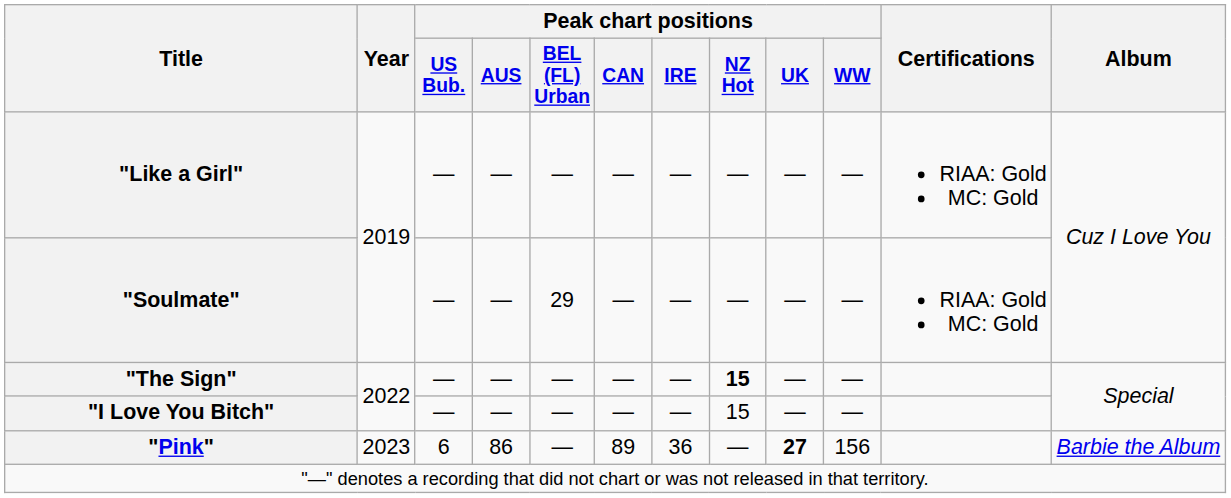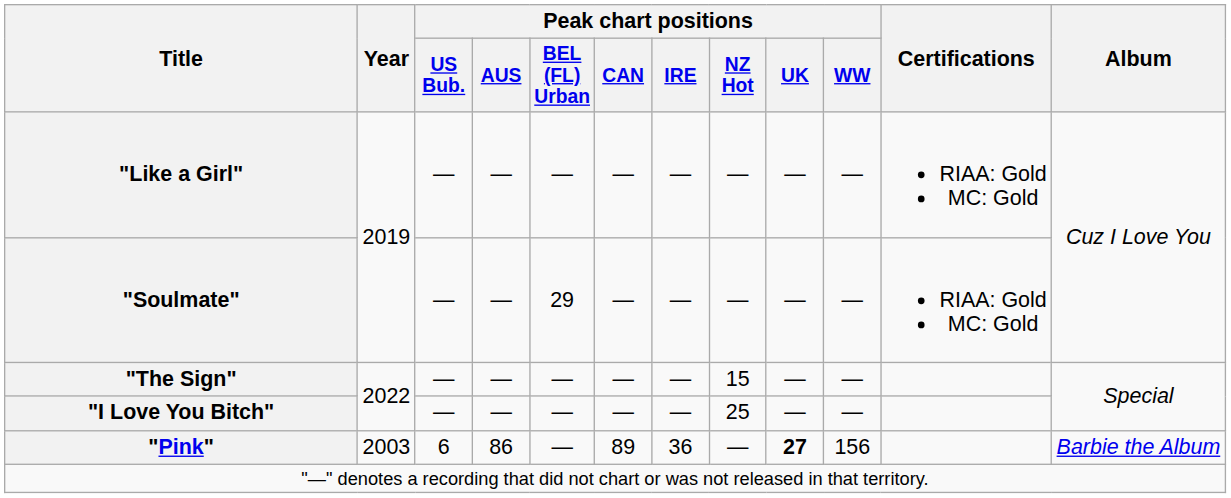(738, 379) bold -> (738, 379) normal
(738, 413) 15 -> (738, 413) 25
(386, 447) 2023 -> (386, 447) 2003
